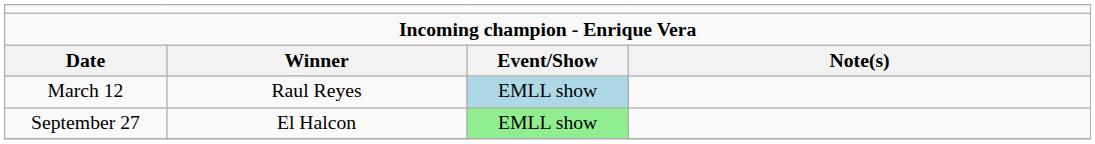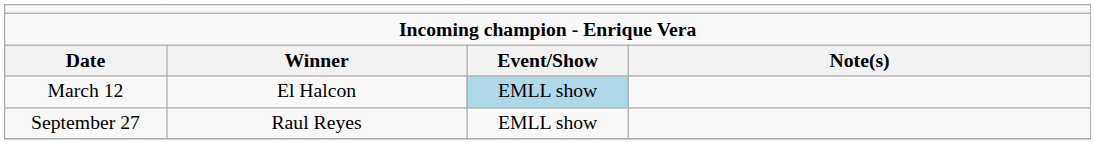(317, 91) Raul Reyes -> (317, 91) El Halcon
(317, 122) El Halcon -> (317, 122) Raul Reyes
(548, 122) lightgreen background -> (548, 122) no background
